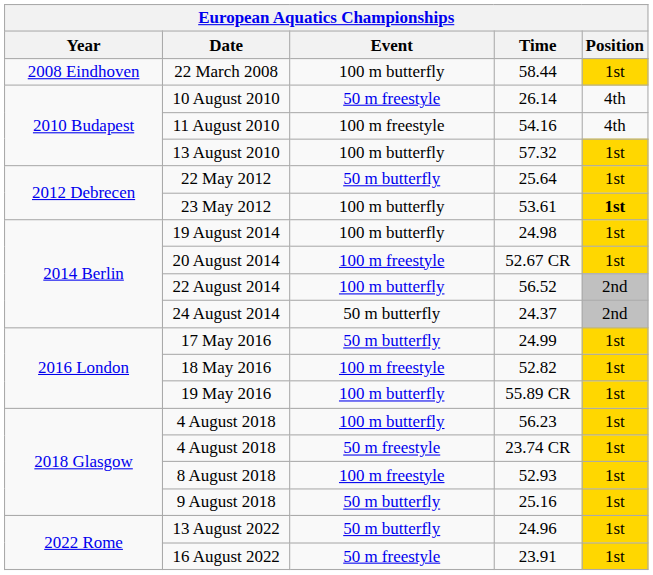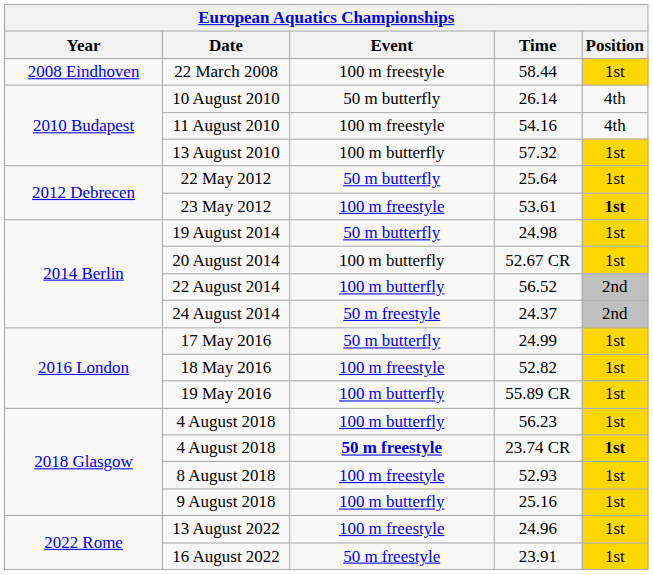(392, 71) 100 m butterfly -> (392, 71) 100 m freestyle
(392, 98) 50 m freestyle -> (392, 98) 50 m butterfly
(392, 206) 100 m butterfly -> (392, 206) 100 m freestyle
(392, 233) 100 m butterfly -> (392, 233) 50 m butterfly
(392, 260) 100 m freestyle -> (392, 260) 100 m butterfly
(392, 313) 50 m butterfly -> (392, 313) 50 m freestyle
(392, 448) normal -> (392, 448) bold
(615, 448) normal -> (615, 448) bold
(392, 502) 50 m butterfly -> (392, 502) 100 m butterfly
(392, 529) 50 m butterfly -> (392, 529) 100 m freestyle
